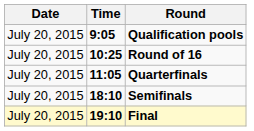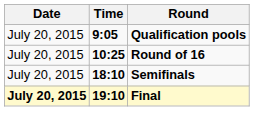- row: (168, 75)
(45, 116) normal -> (47, 95) bold
